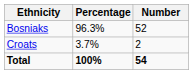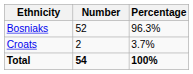columns swapped: (161, 12) <-> (103, 12)
